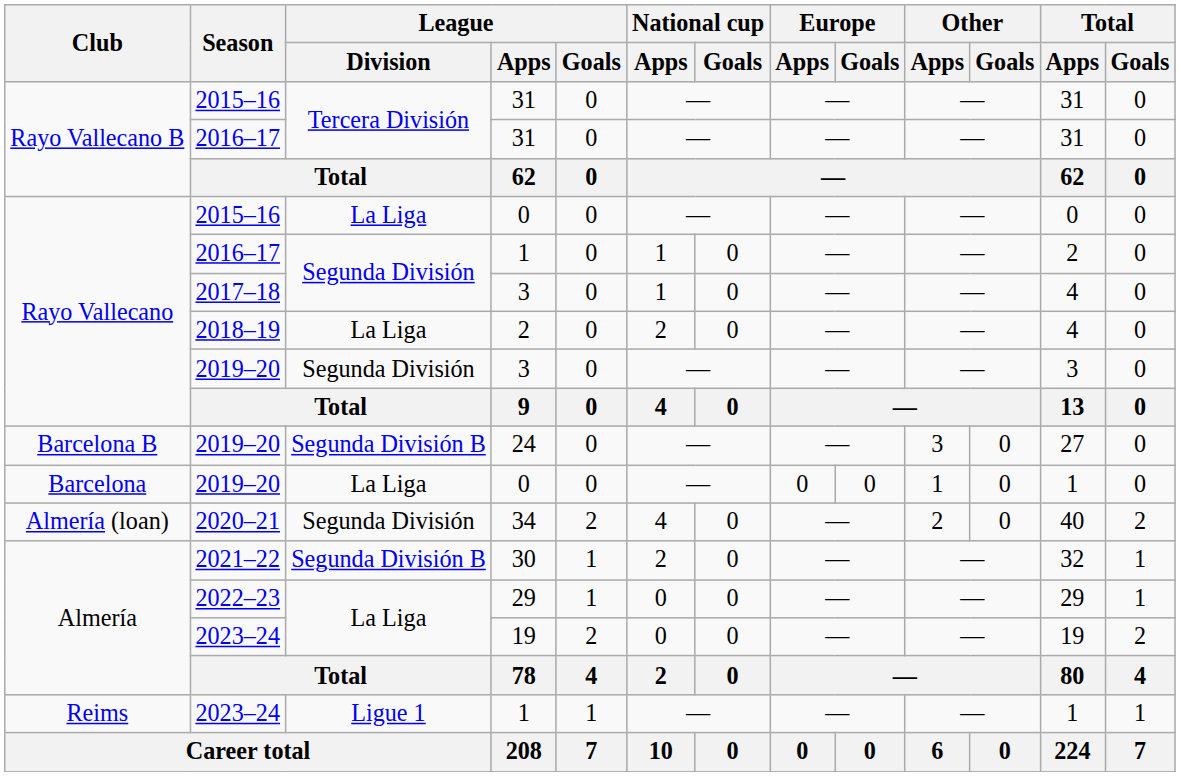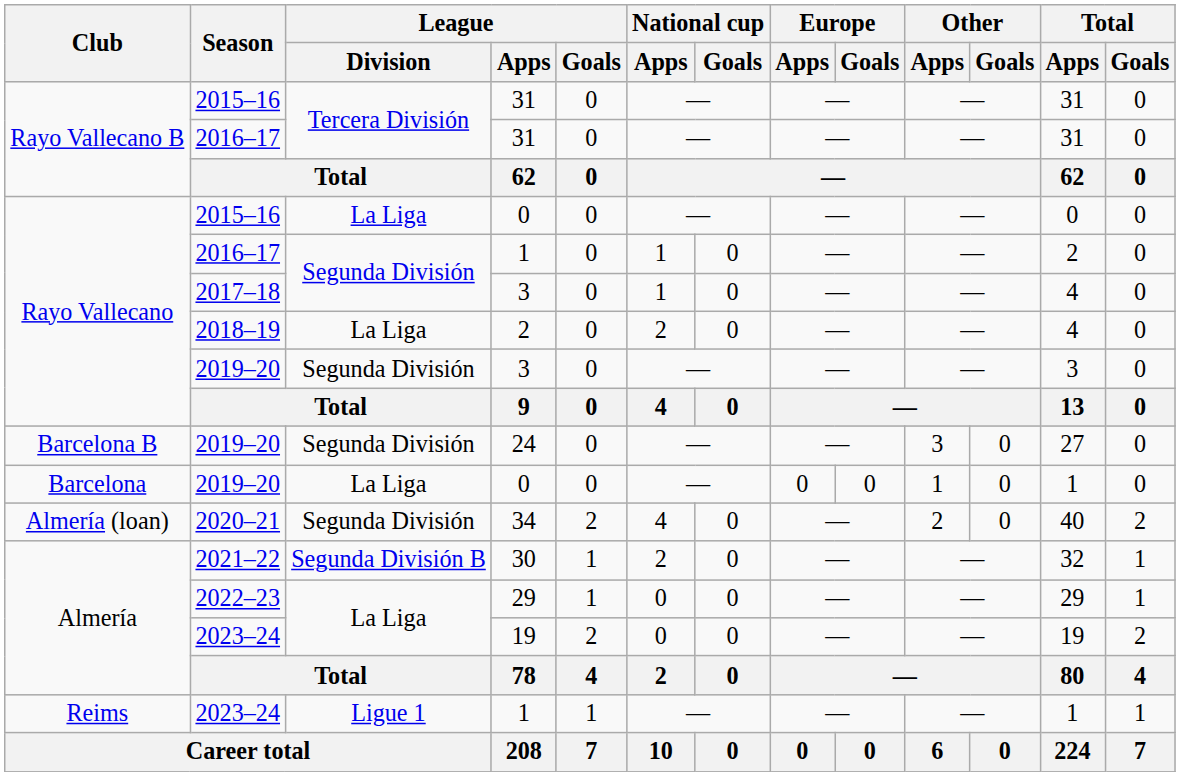(388, 445) Segunda División B -> (388, 445) Segunda División
